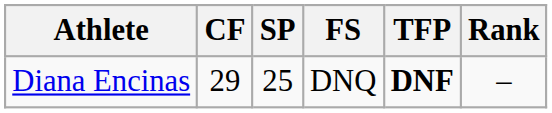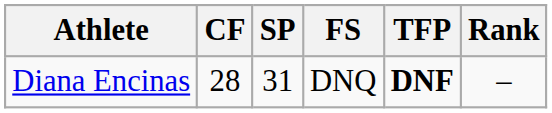(225, 80) 29 -> (225, 80) 28
(278, 80) 25 -> (278, 80) 31
